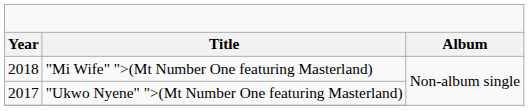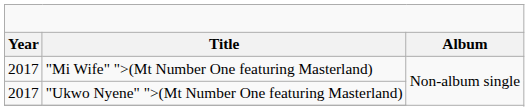(23, 68) 2018 -> (23, 68) 2017
